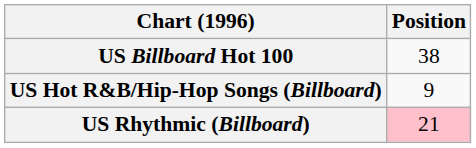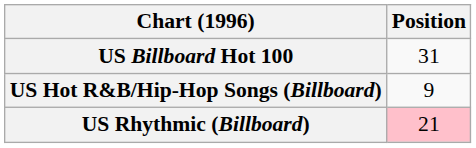(429, 55) 38 -> (429, 55) 31
